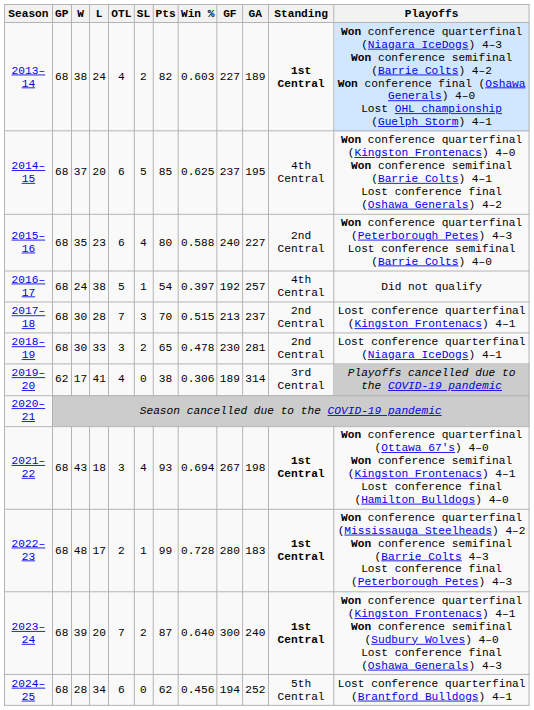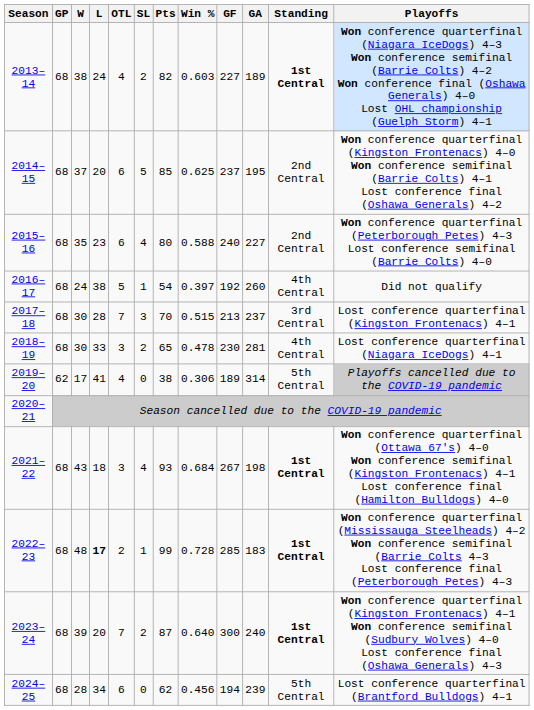(301, 173) 4th Central -> (301, 173) 2nd Central
(255, 286) 257 -> (255, 286) 260
(301, 317) 2nd Central -> (301, 317) 3rd Central
(301, 349) 2nd Central -> (301, 349) 4th Central
(301, 380) 3rd Central -> (301, 380) 5th Central
(198, 468) 0.694 -> (198, 468) 0.684
(99, 551) normal -> (99, 551) bold
(230, 551) 280 -> (230, 551) 285
(255, 690) 252 -> (255, 690) 239
